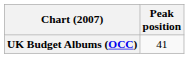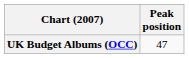(162, 44) 41 -> (162, 44) 47
